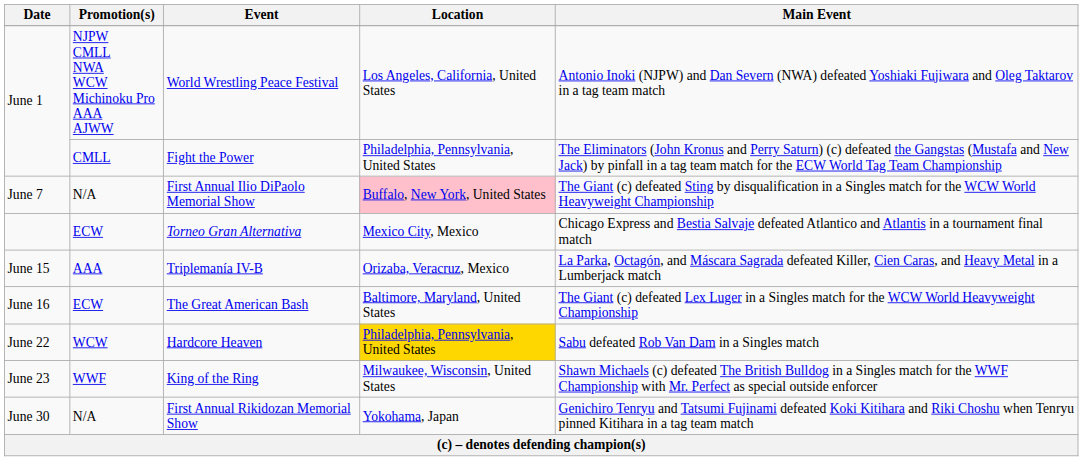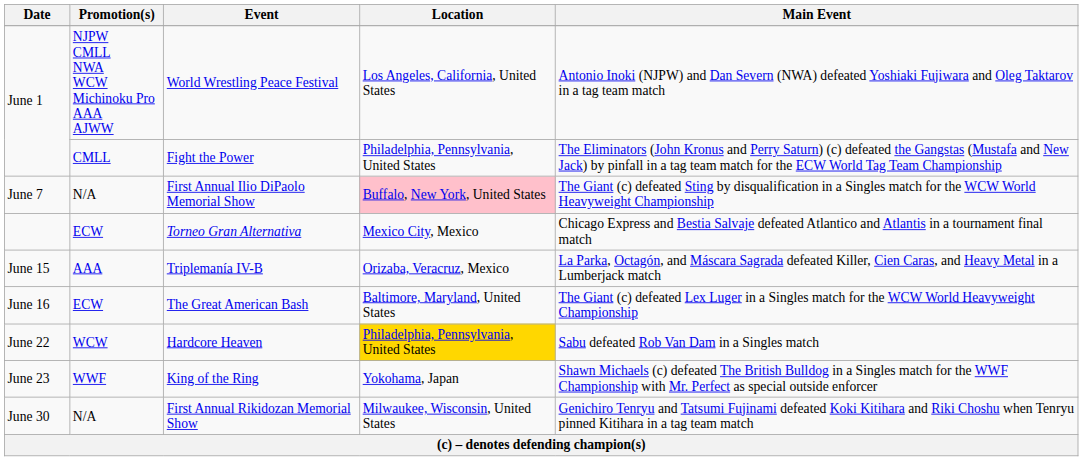(447, 379) Milwaukee, Wisconsin, United States -> (411, 379) Yokohama, Japan
(411, 415) Yokohama, Japan -> (447, 415) Milwaukee, Wisconsin, United States
